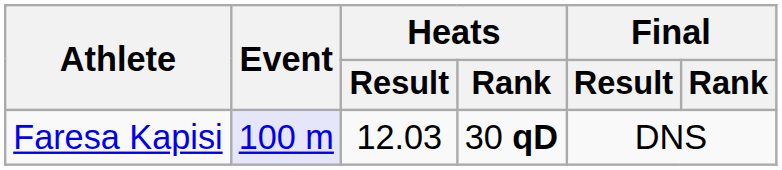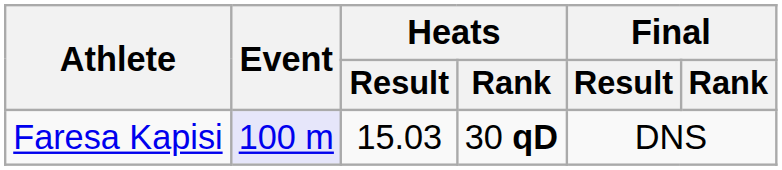(399, 138) 12.03 -> (399, 138) 15.03
